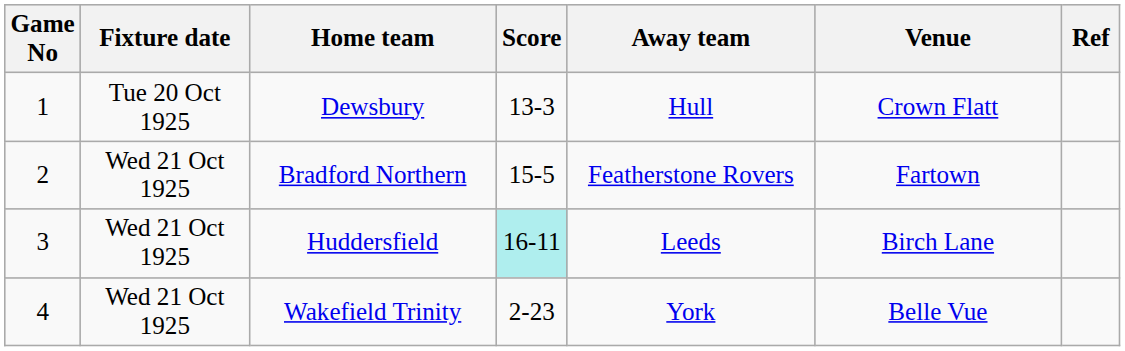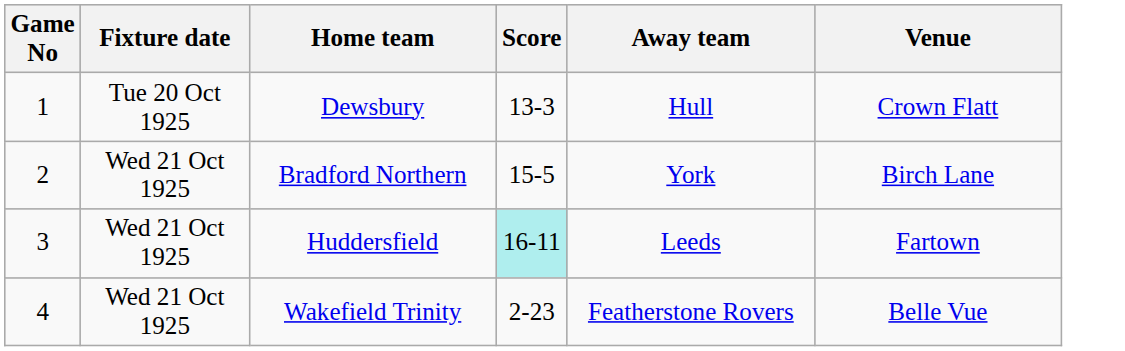- column: (1091, 38)
(691, 174) Featherstone Rovers -> (691, 174) York
(938, 174) Fartown -> (938, 174) Birch Lane
(938, 242) Birch Lane -> (938, 242) Fartown
(691, 310) York -> (691, 310) Featherstone Rovers
